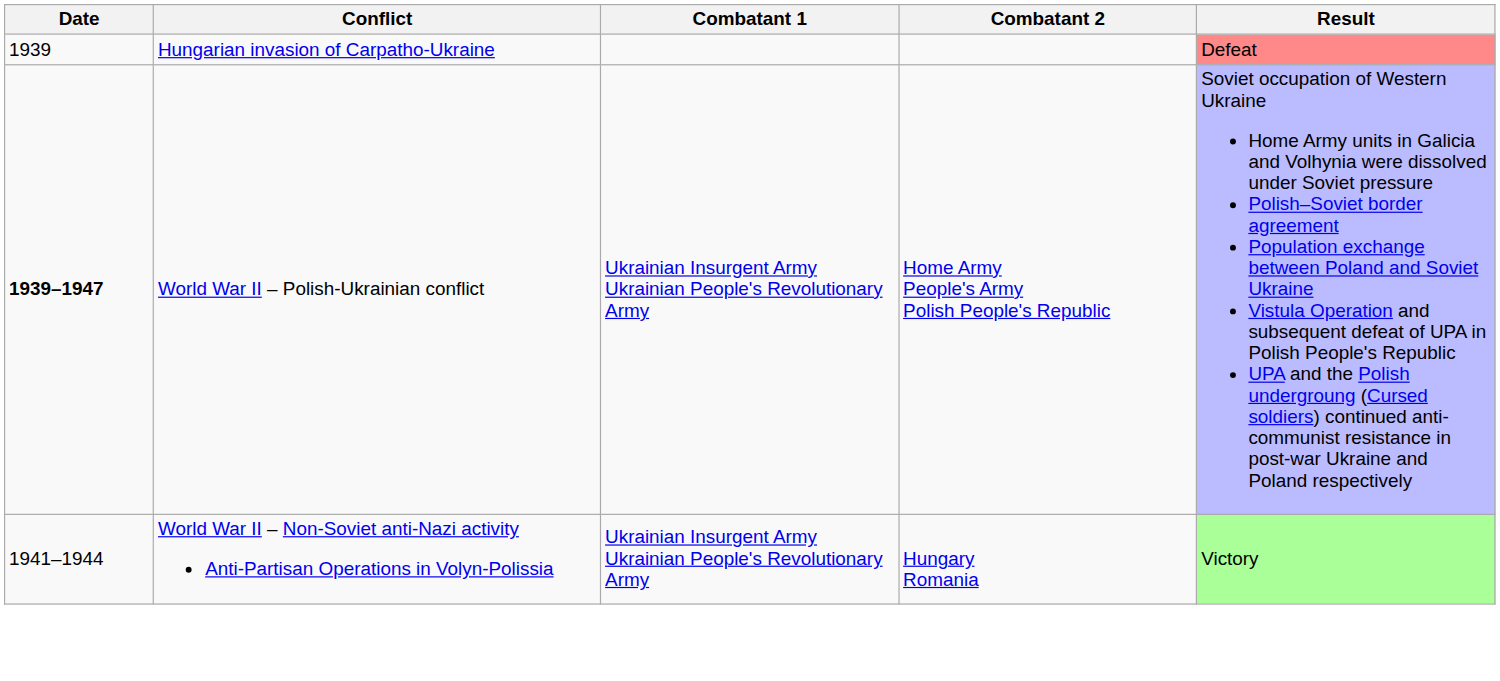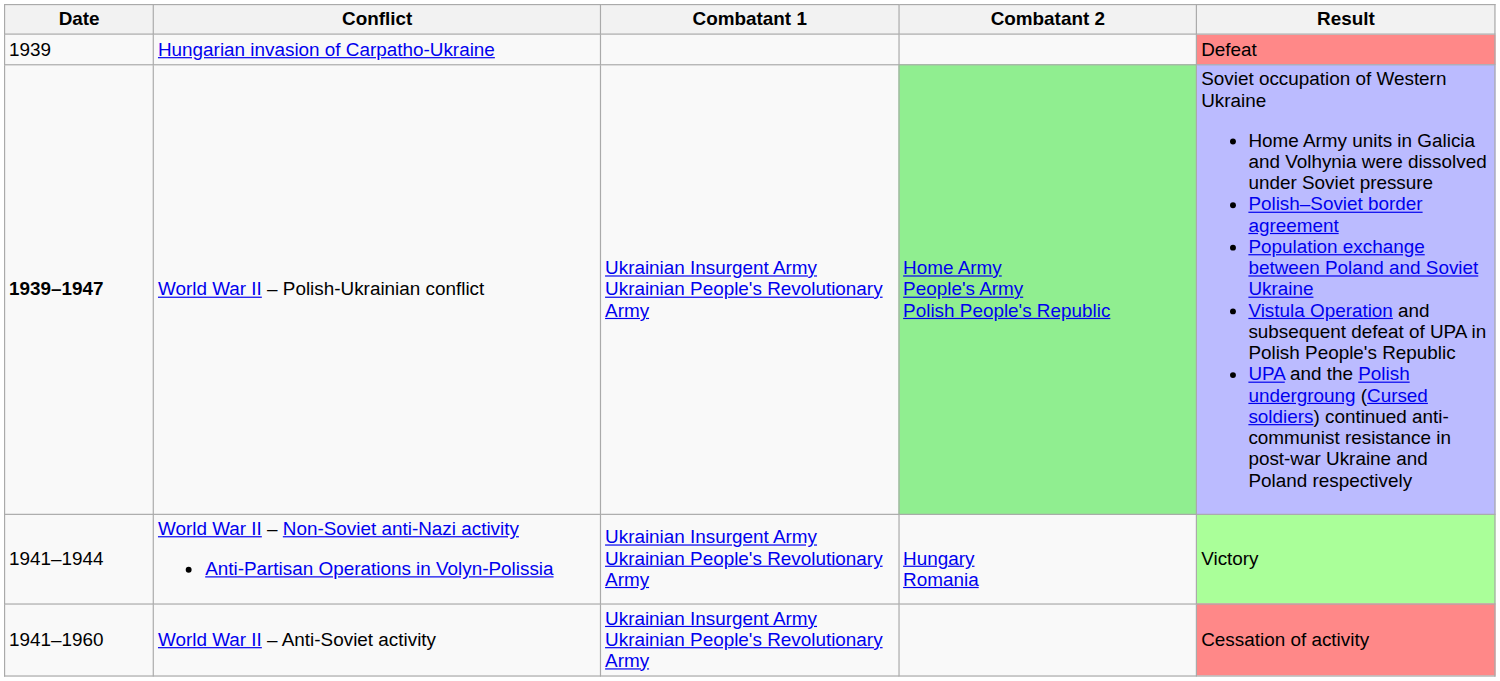(1007, 289) no background -> (1007, 289) lightgreen background
+ row: (297, 639)
